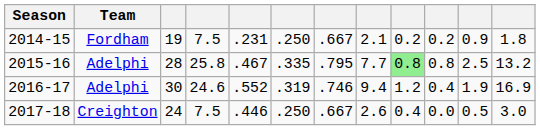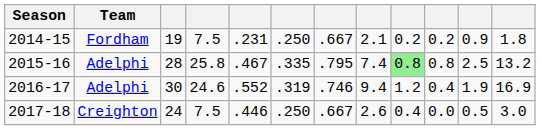(374, 65) 7.7 -> (374, 65) 7.4
